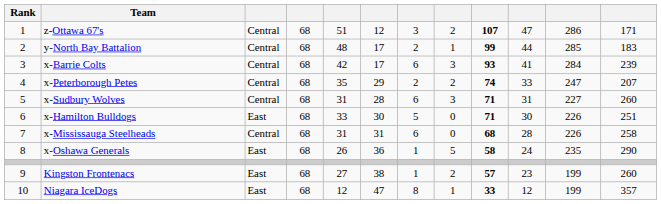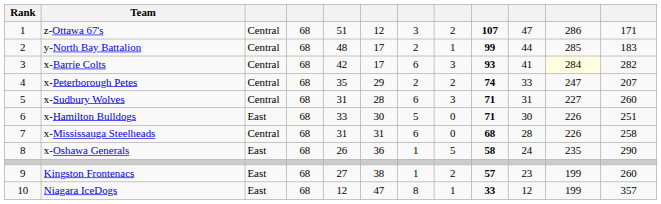(573, 64) no background -> (573, 64) lightyellow background
(629, 64) 239 -> (629, 64) 282
